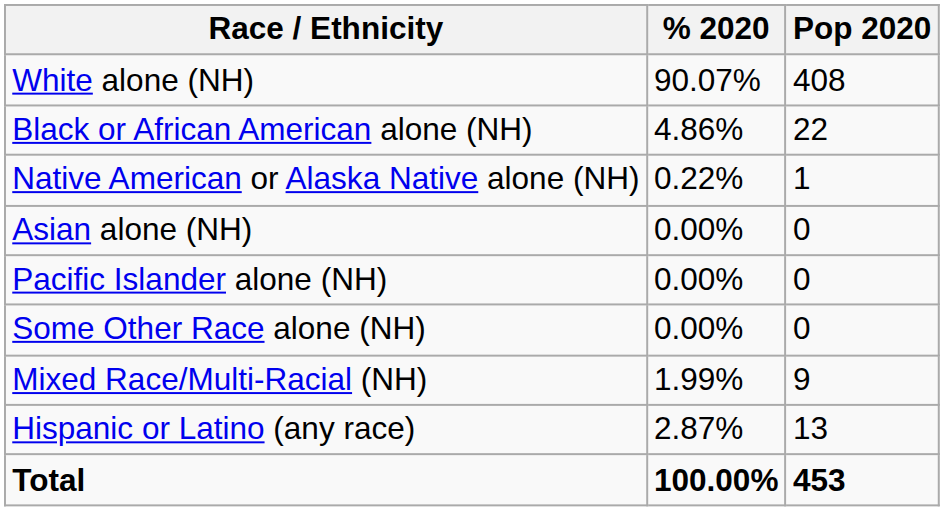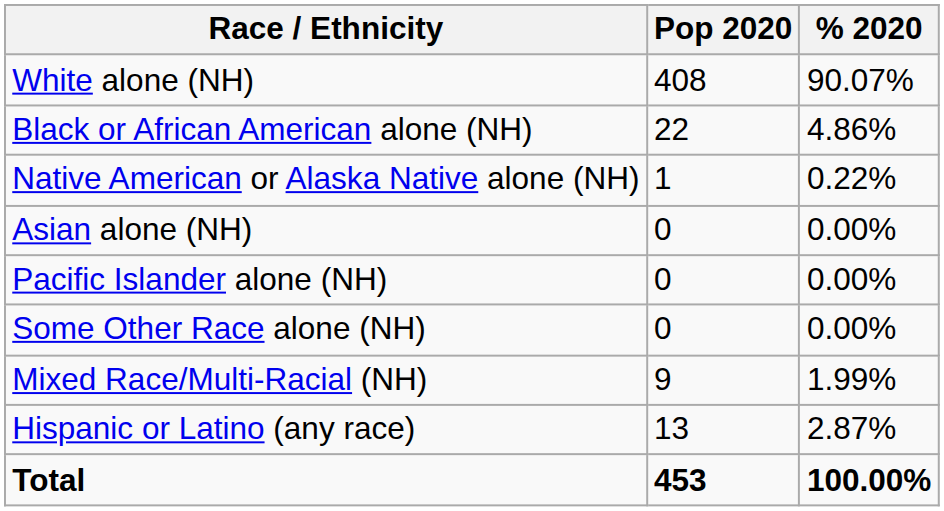columns swapped: (862, 29) <-> (716, 29)
